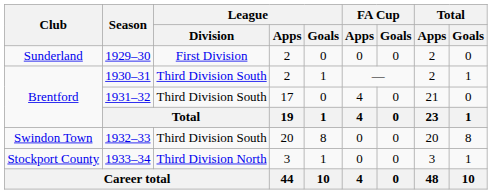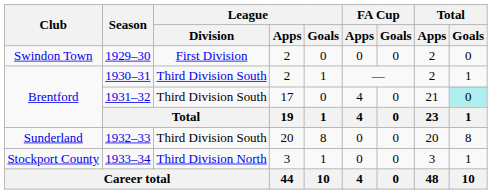(53, 55) Sunderland -> (53, 55) Swindon Town
(468, 96) no background -> (468, 96) paleturquoise background
(53, 138) Swindon Town -> (53, 138) Sunderland
